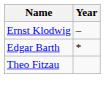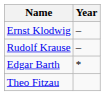+ row: (39, 47)
